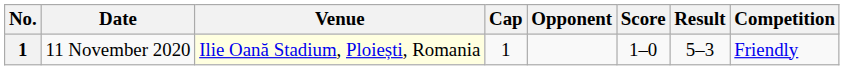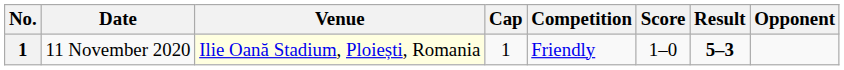columns swapped: (572, 19) <-> (785, 19)
(700, 49) normal -> (720, 49) bold
